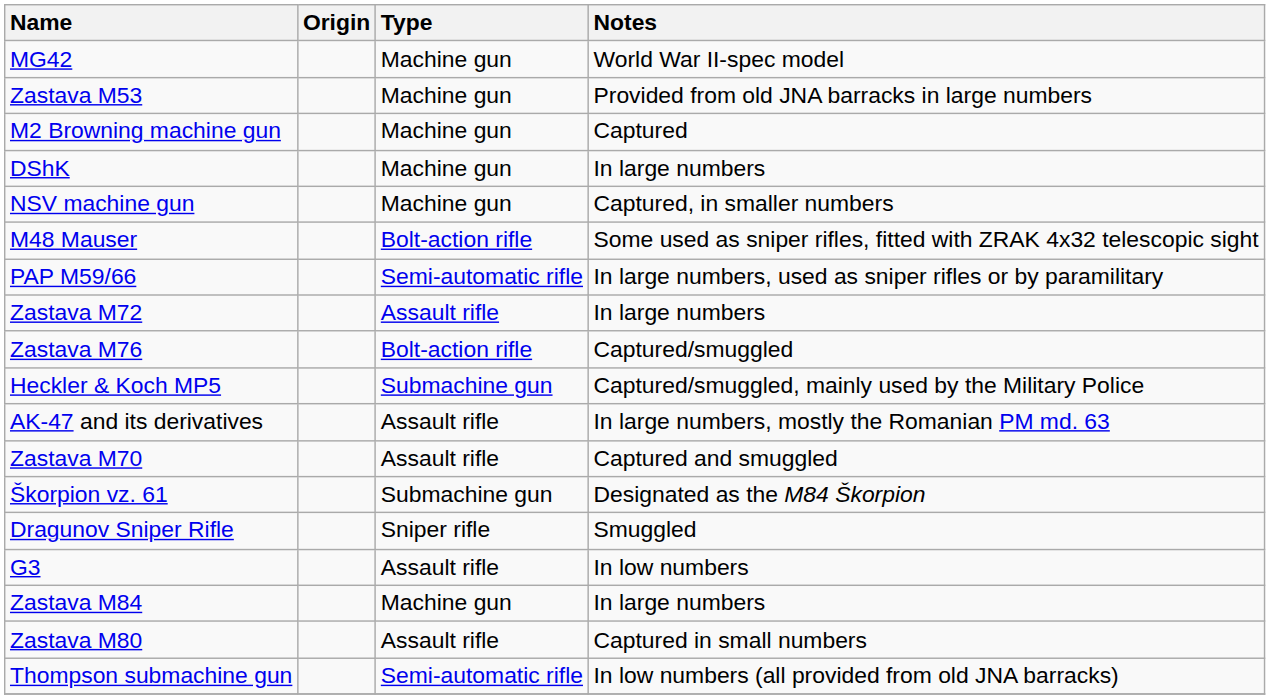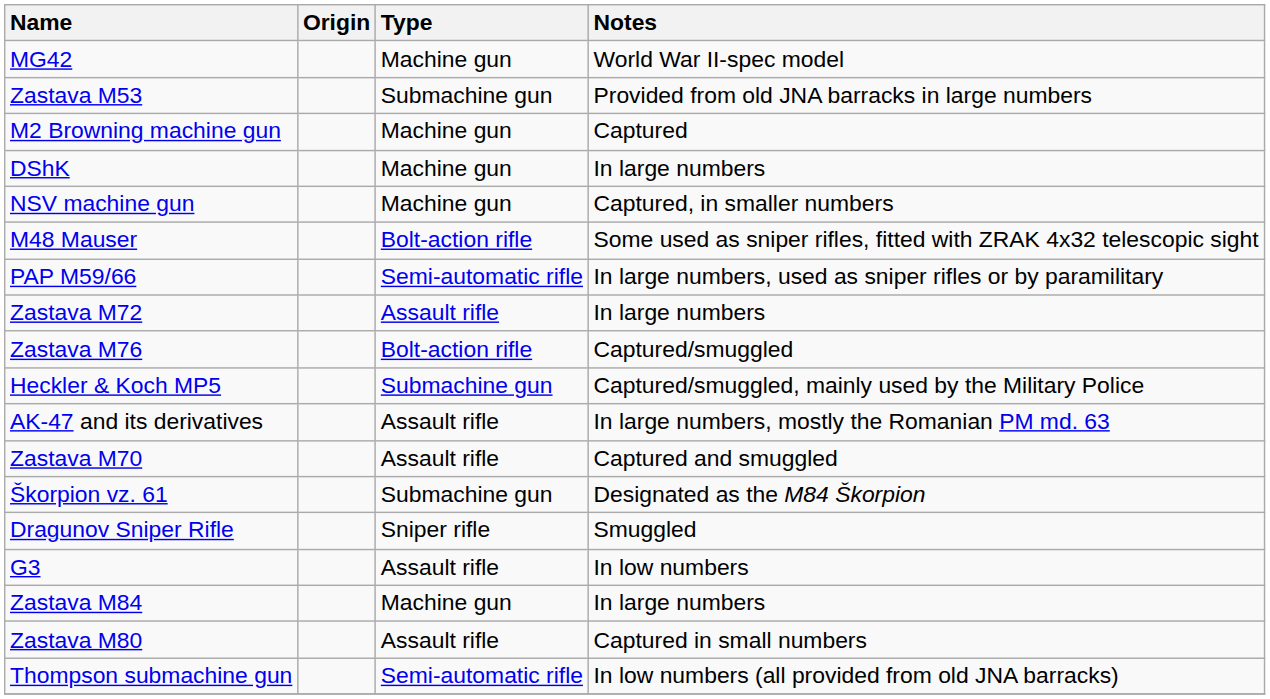(446, 95) Machine gun -> (467, 95) Submachine gun
